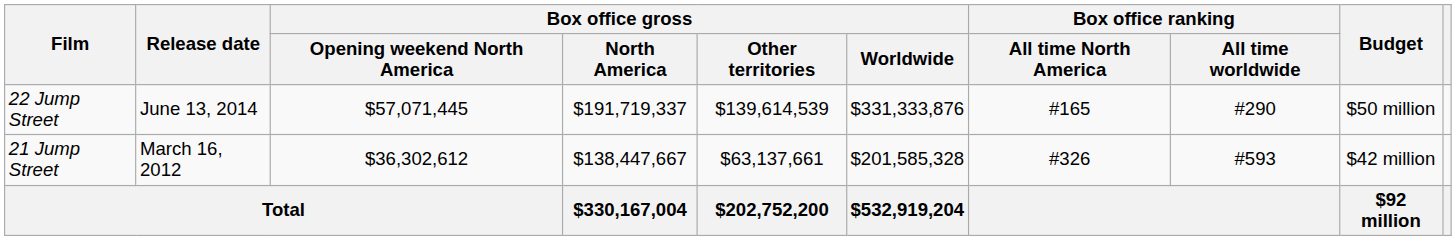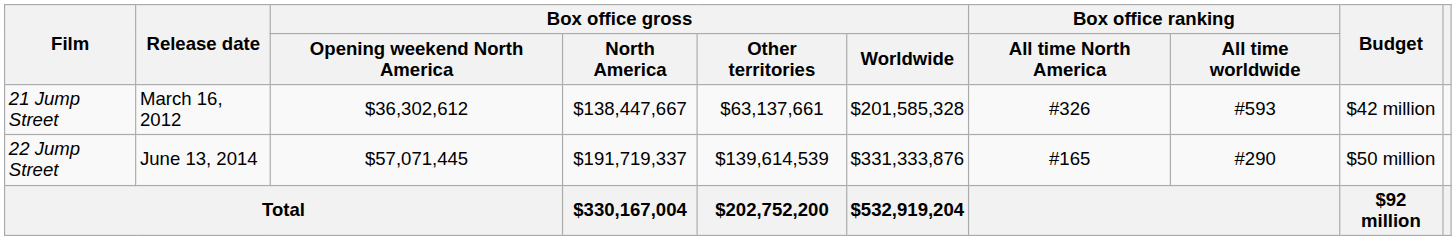rows swapped: (44, 159) <-> (44, 109)
